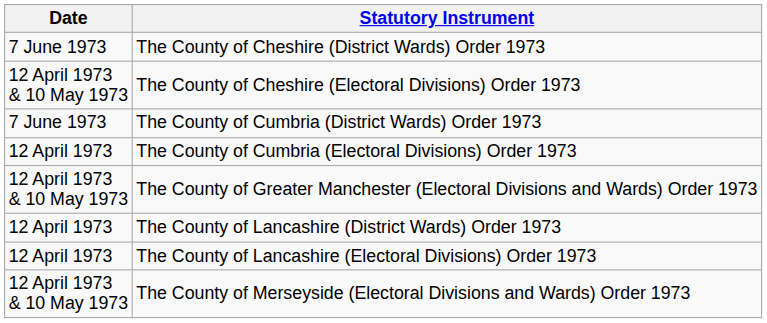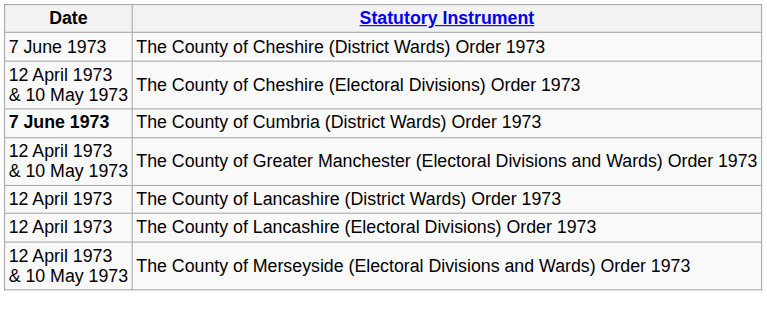(58, 123) normal -> (59, 123) bold
- row: (356, 151)
